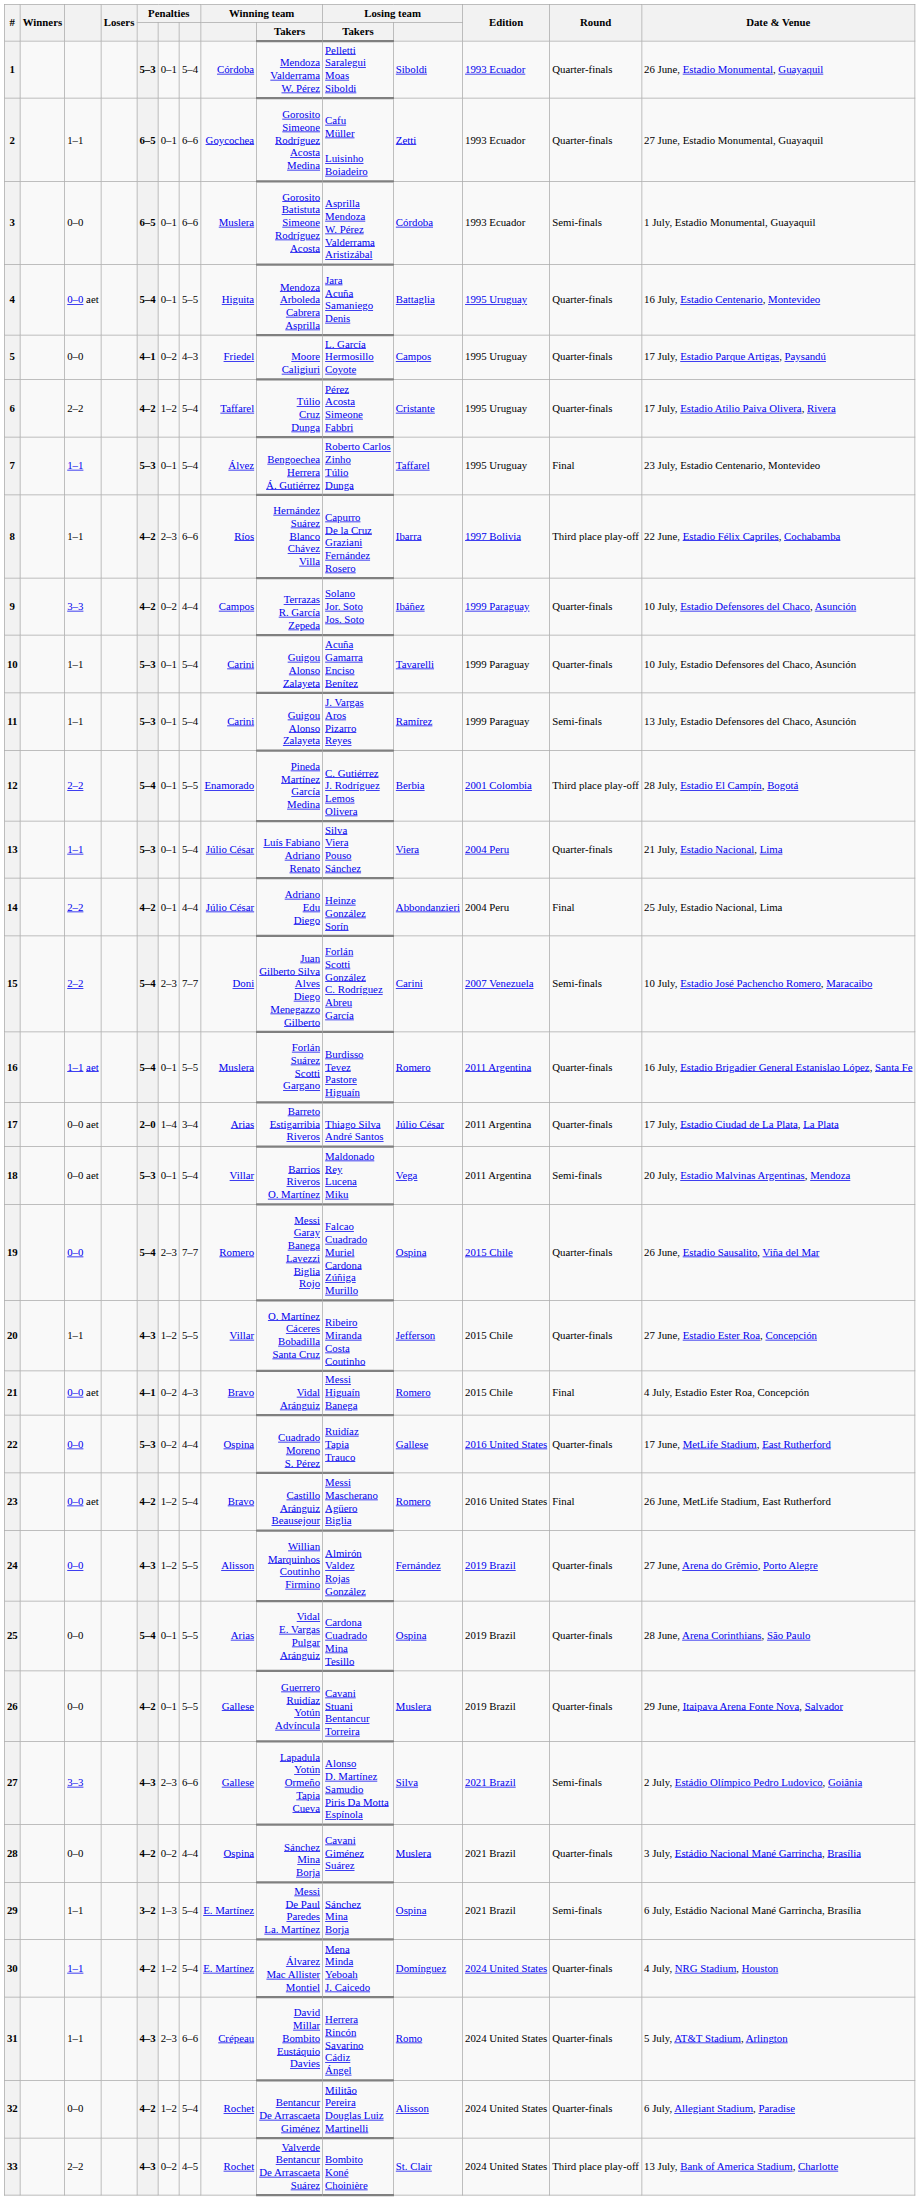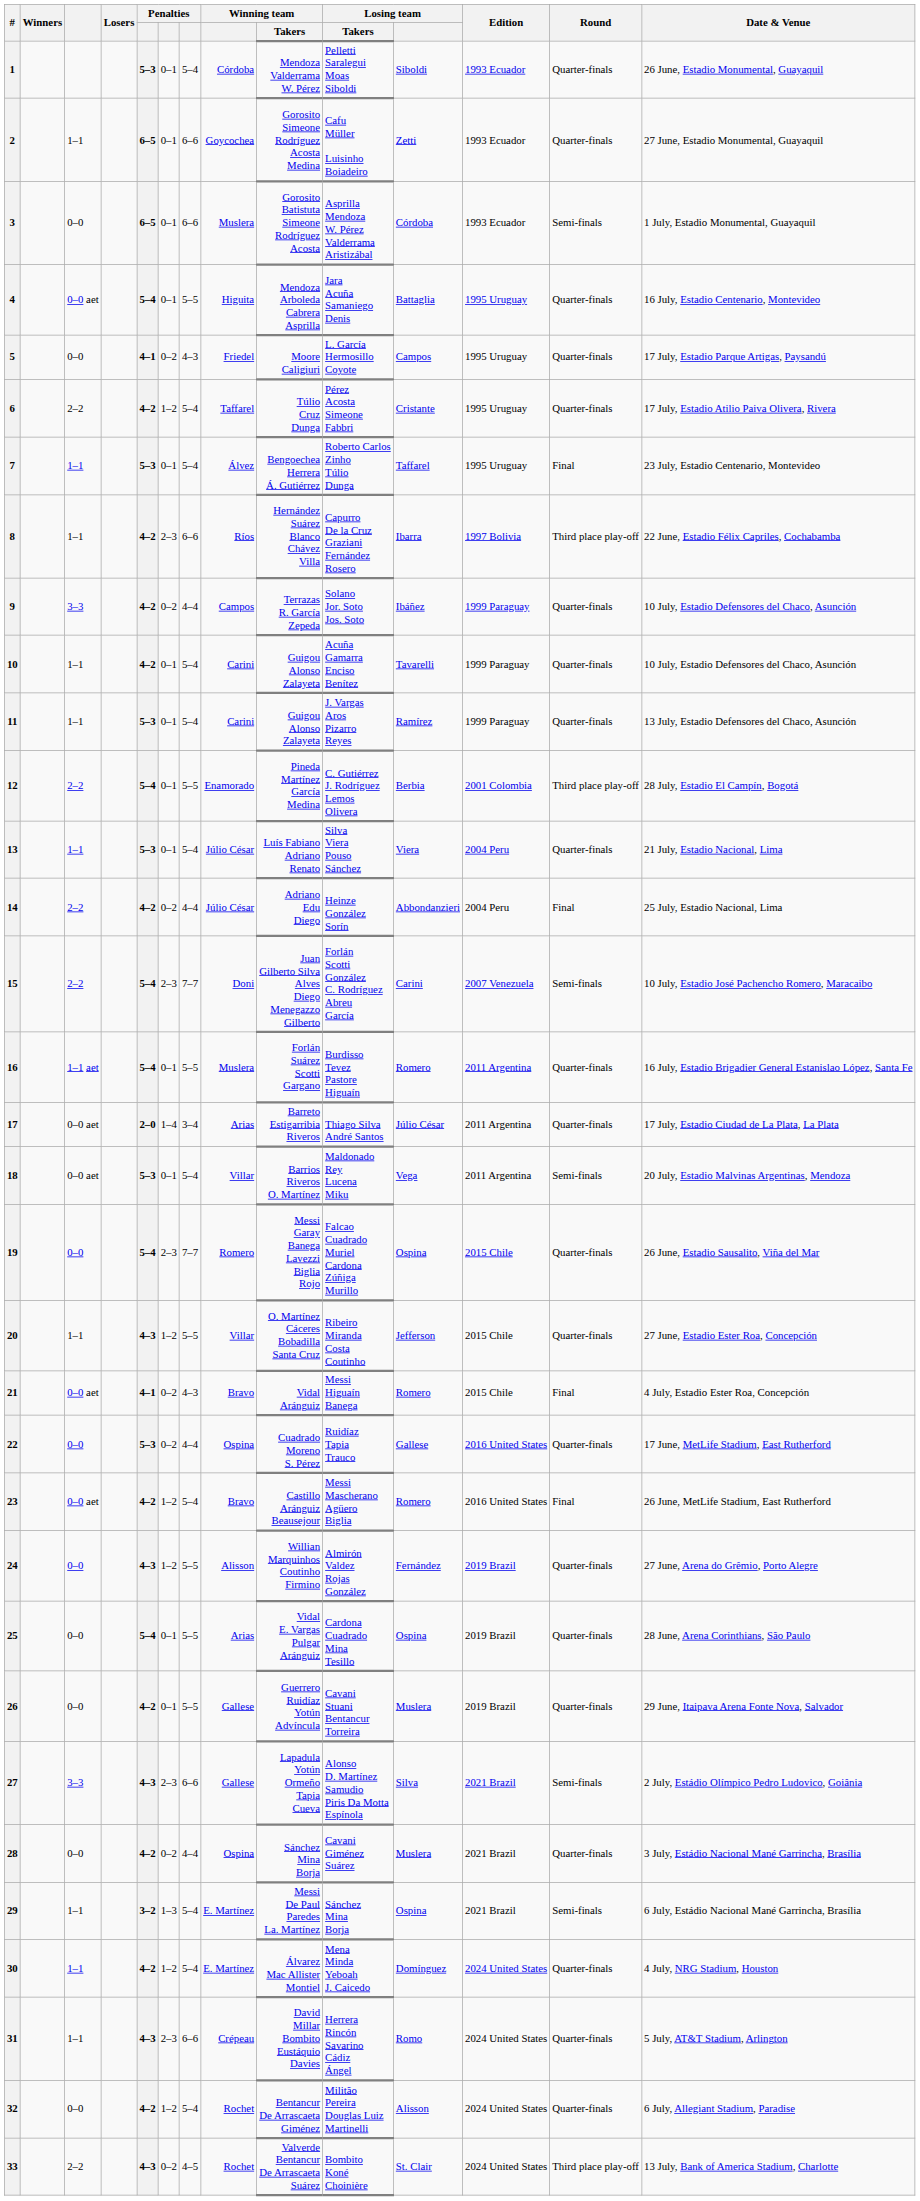(148, 664) 5–3 -> (148, 664) 4–2
(577, 722) Semi-finals -> (582, 722) Quarter-finals
(169, 907) 0–1 -> (169, 907) 0–2
